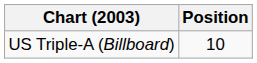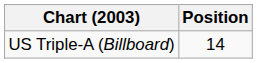(215, 44) 10 -> (215, 44) 14
